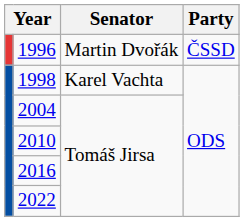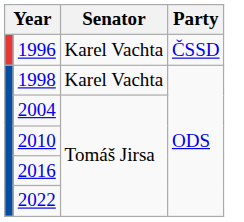(121, 49) Martin Dvořák -> (114, 49) Karel Vachta
